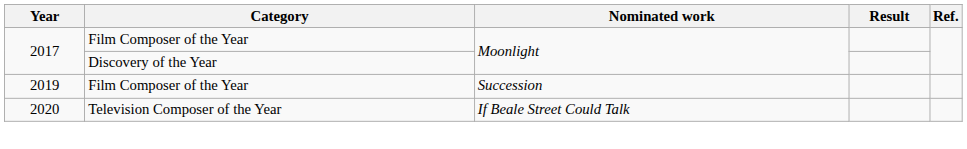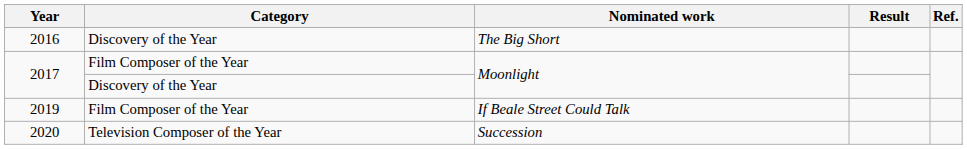+ row: (45, 39)
(510, 86) Succession -> (554, 109) If Beale Street Could Talk
(554, 109) If Beale Street Could Talk -> (510, 132) Succession
